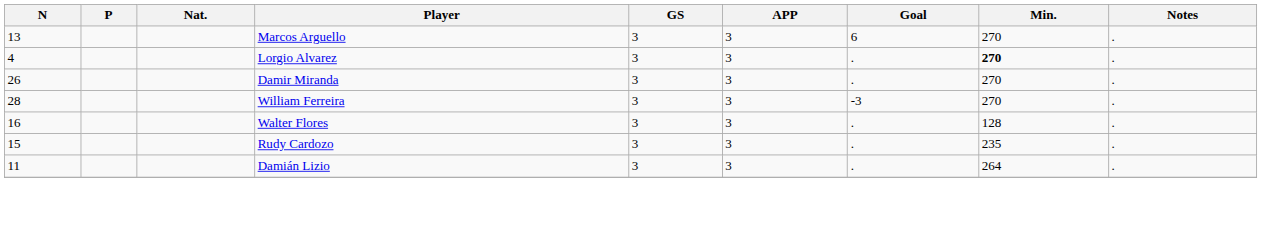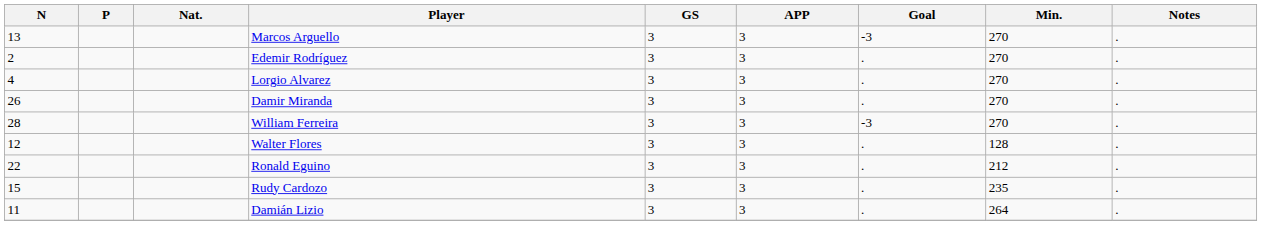(854, 37) 6 -> (866, 37) -3
+ row: (299, 58)
(992, 58) bold -> (999, 80) normal
(14, 123) 16 -> (14, 144) 12
+ row: (291, 166)
